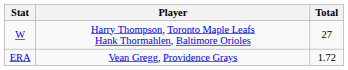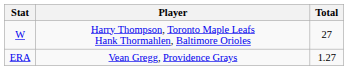(327, 57) 1.72 -> (327, 57) 1.27
